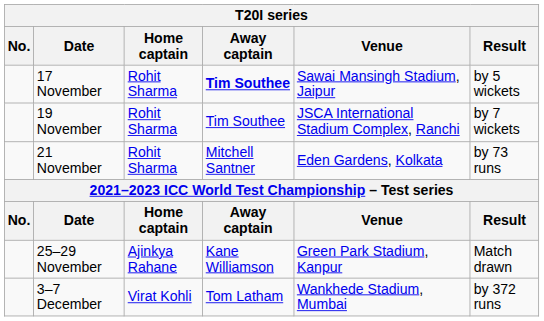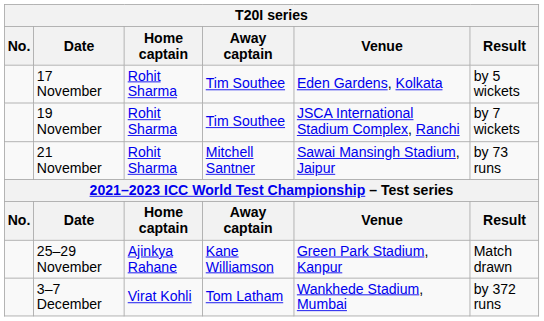(248, 84) bold -> (245, 84) normal
(378, 84) Sawai Mansingh Stadium, Jaipur -> (370, 84) Eden Gardens, Kolkata
(370, 160) Eden Gardens, Kolkata -> (378, 160) Sawai Mansingh Stadium, Jaipur
